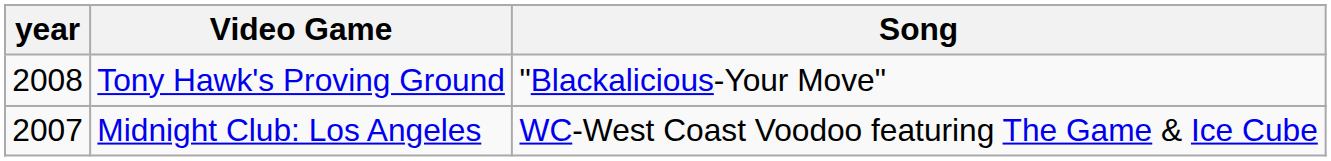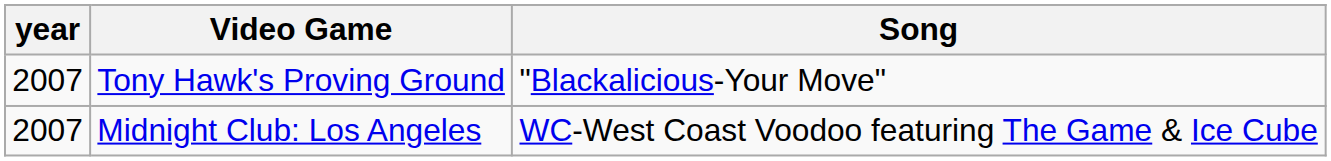(48, 79) 2008 -> (48, 79) 2007
